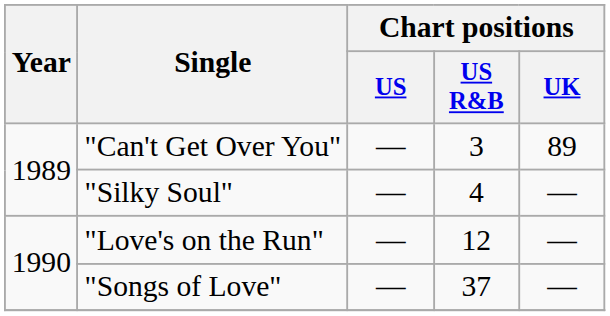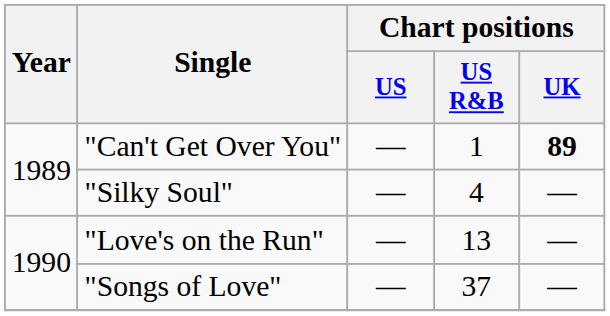(476, 145) 3 -> (476, 145) 1
(562, 145) normal -> (562, 145) bold
(476, 239) 12 -> (476, 239) 13
